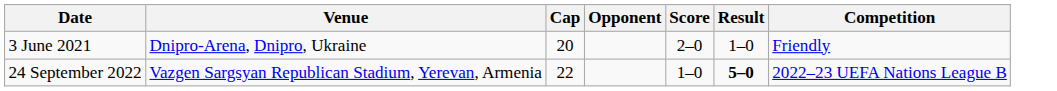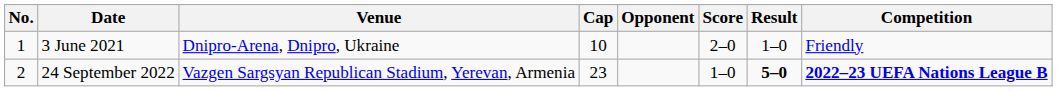+ column: (21, 18)
(565, 45) 20 -> (598, 45) 10
(565, 72) 22 -> (598, 72) 23
(890, 72) normal -> (926, 72) bold
